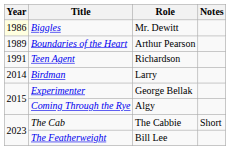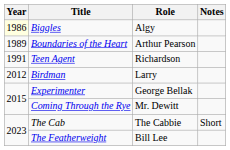(157, 28) Mr. Dewitt -> (145, 28) Algy
(17, 75) 2014 -> (17, 75) 2012
(145, 106) Algy -> (157, 106) Mr. Dewitt
